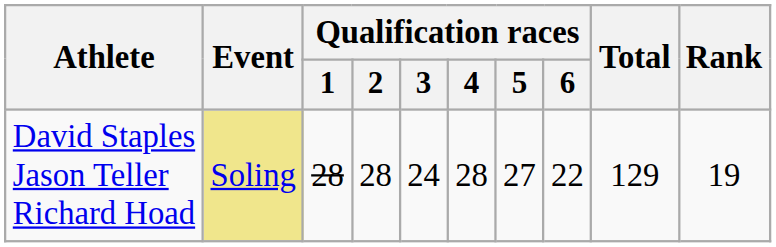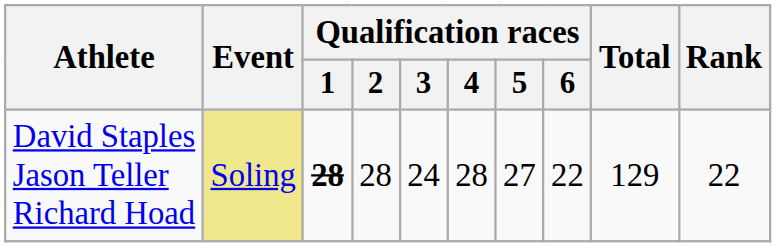(327, 175) normal -> (327, 175) bold
(724, 175) 19 -> (724, 175) 22
